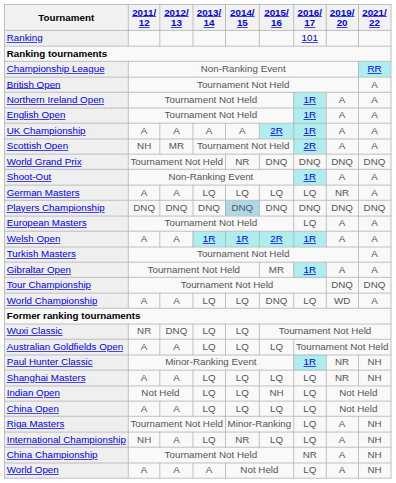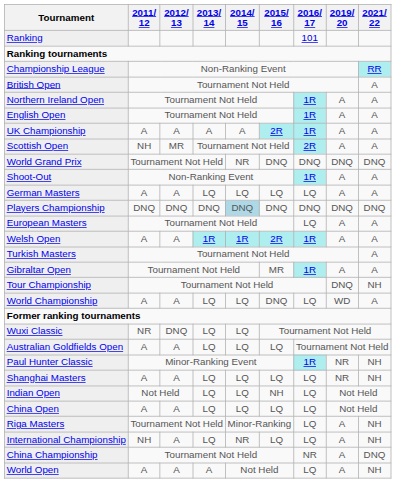(342, 192) NR -> (342, 192) A
(374, 285) DNQ -> (374, 285) NH
(374, 455) NH -> (374, 455) DNQ
